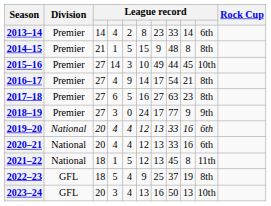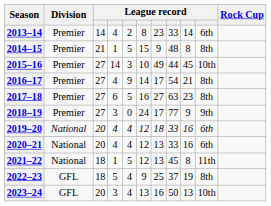(159, 129) 13 -> (159, 129) 18
